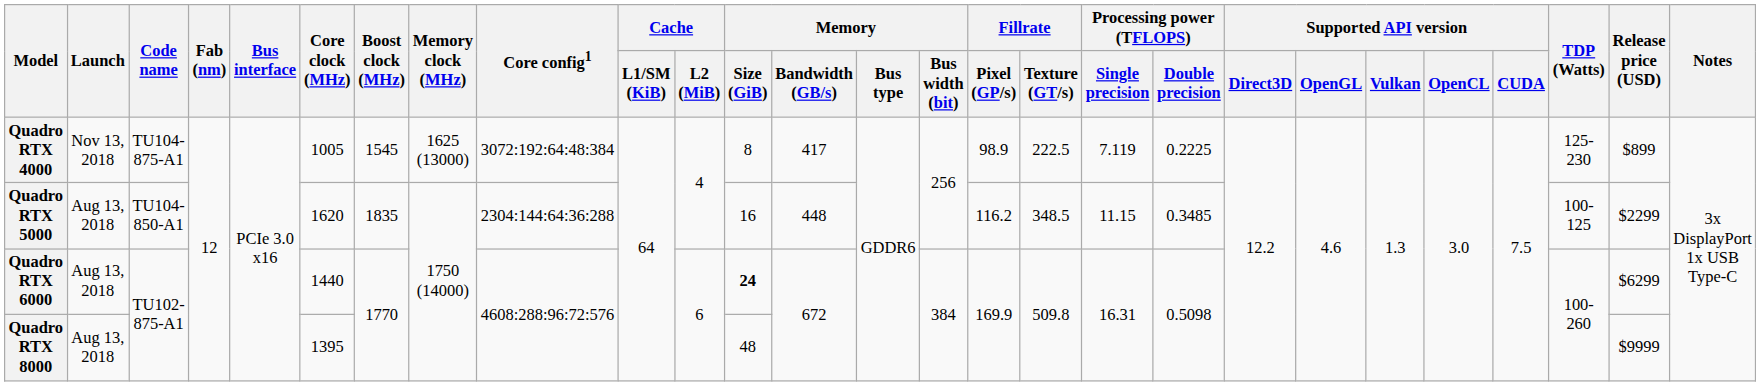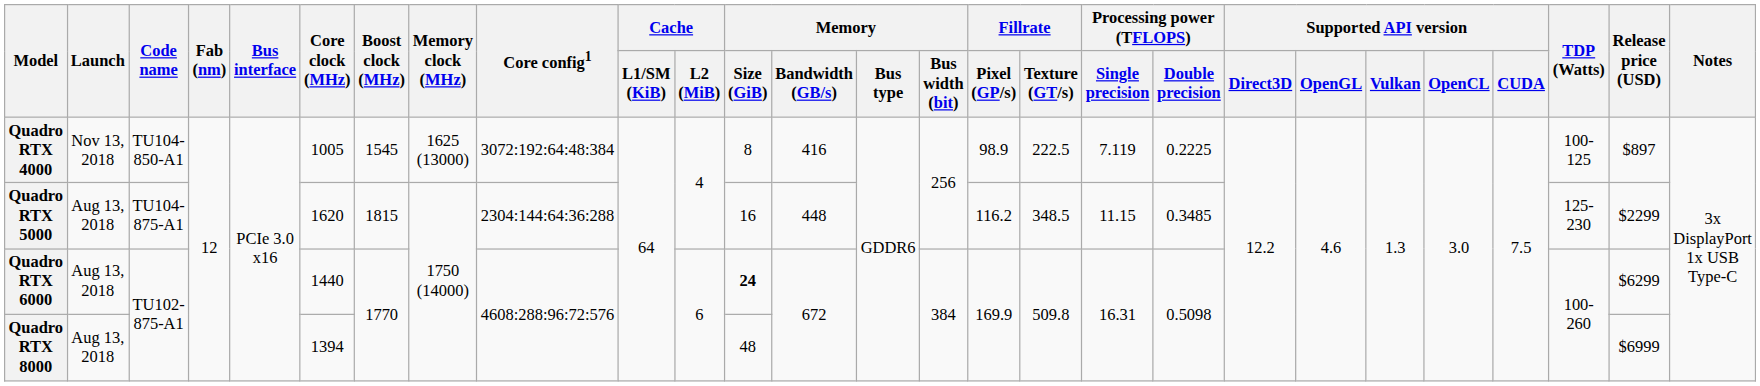(159, 149) TU104-875-A1 -> (159, 149) TU104-850-A1
(814, 149) 417 -> (814, 149) 416
(1579, 149) 125-230 -> (1579, 149) 100-125
(1639, 149) $899 -> (1639, 149) $897
(159, 215) TU104-850-A1 -> (159, 215) TU104-875-A1
(382, 215) 1835 -> (382, 215) 1815
(1579, 215) 100-125 -> (1579, 215) 125-230
(327, 347) 1395 -> (327, 347) 1394
(1639, 347) $9999 -> (1639, 347) $6999
